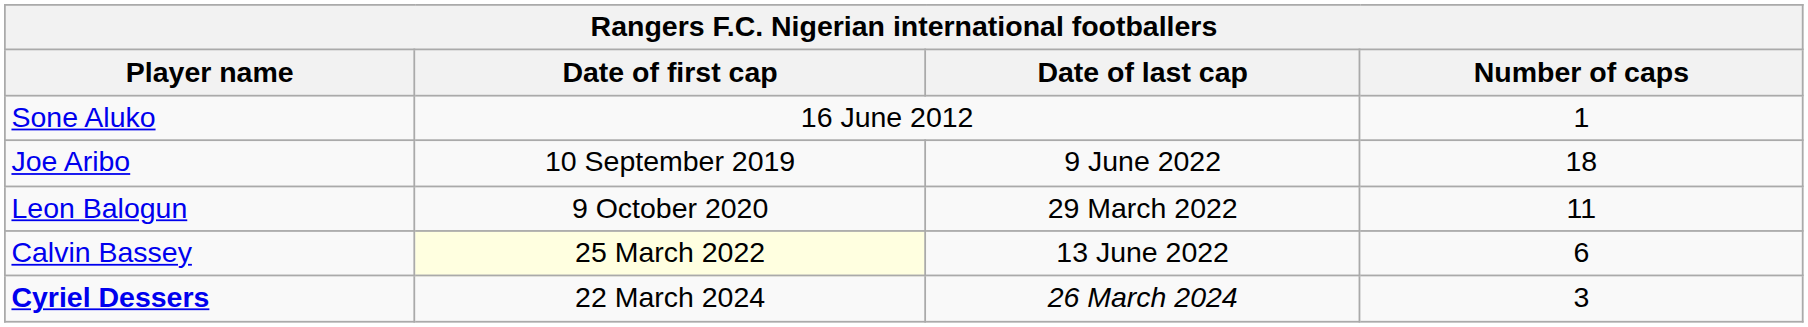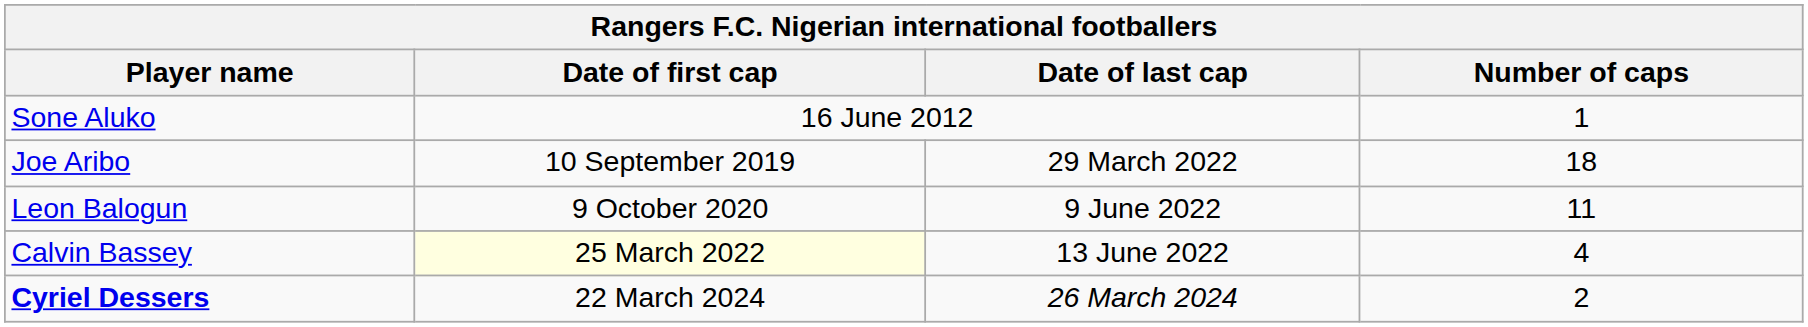(1143, 162) 9 June 2022 -> (1143, 162) 29 March 2022
(1143, 207) 29 March 2022 -> (1143, 207) 9 June 2022
(1581, 252) 6 -> (1581, 252) 4
(1581, 298) 3 -> (1581, 298) 2
